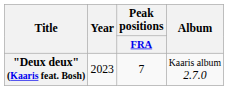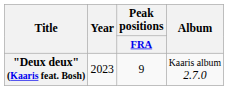(141, 69) 7 -> (141, 69) 9
